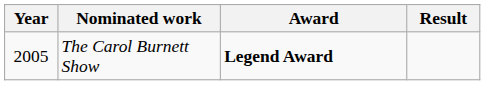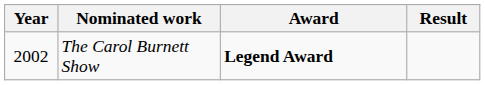(31, 55) 2005 -> (31, 55) 2002
